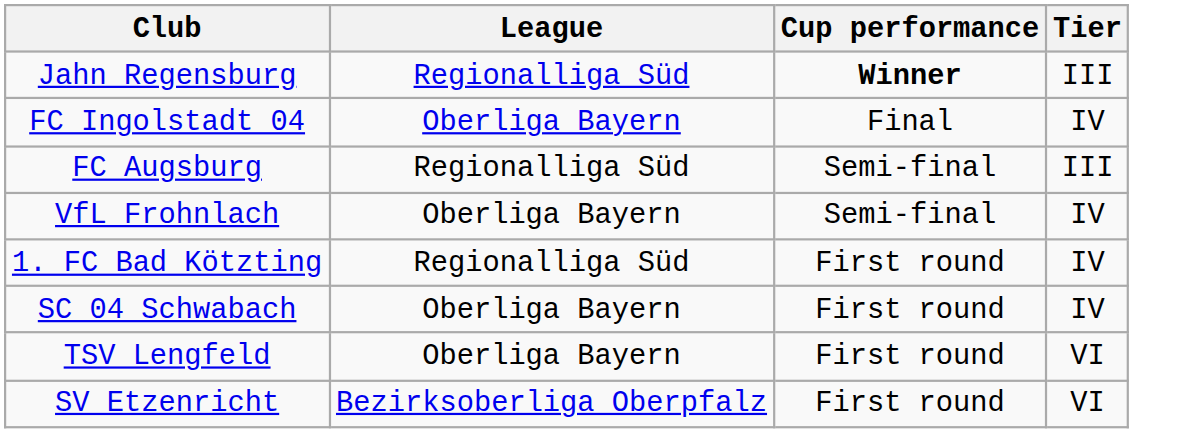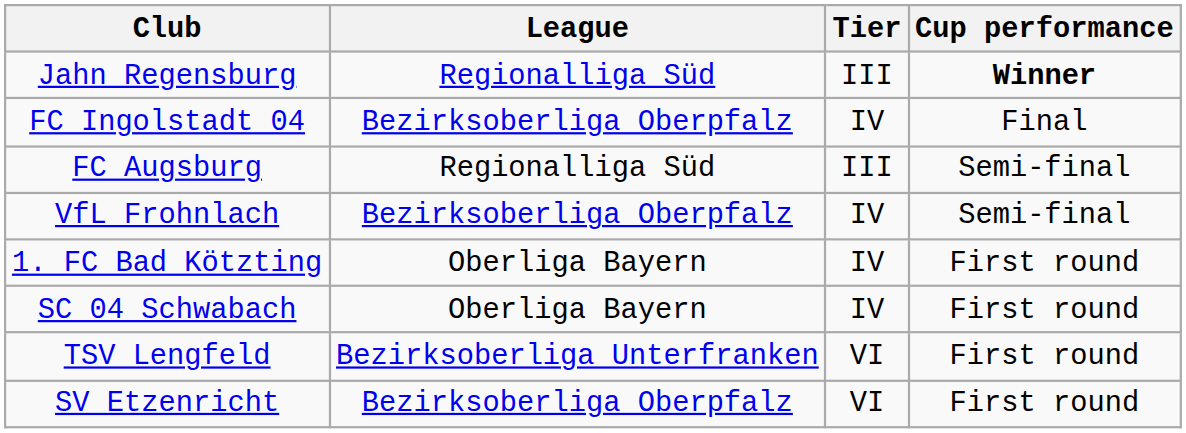columns swapped: (1088, 29) <-> (910, 29)
(551, 122) Oberliga Bayern -> (577, 122) Bezirksoberliga Oberpfalz
(551, 216) Oberliga Bayern -> (577, 216) Bezirksoberliga Oberpfalz
(552, 263) Regionalliga Süd -> (577, 263) Oberliga Bayern
(551, 356) Oberliga Bayern -> (577, 356) Bezirksoberliga Unterfranken
